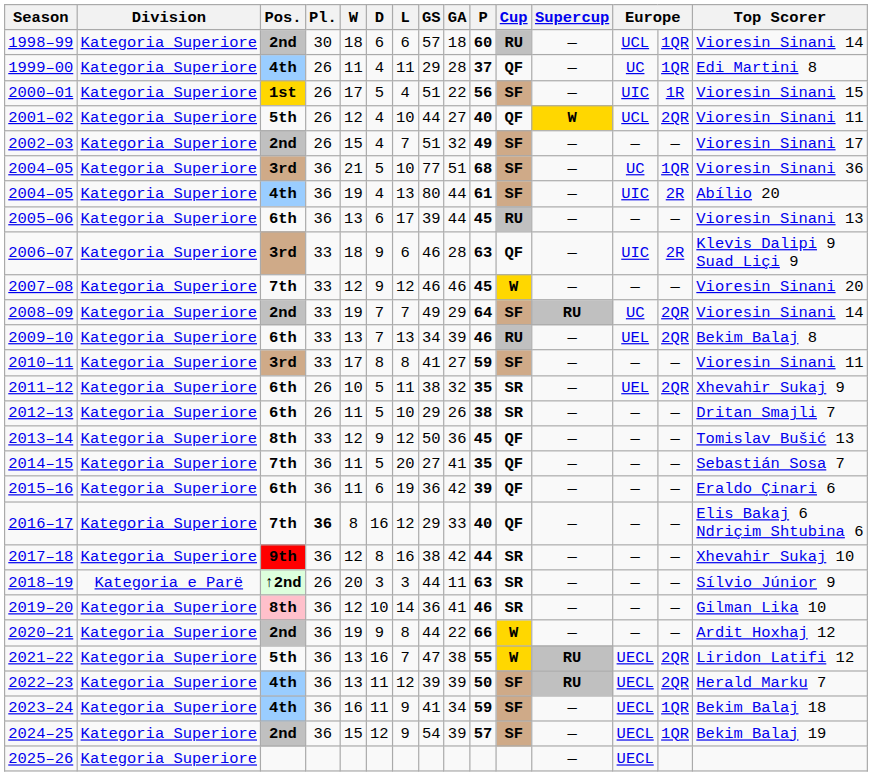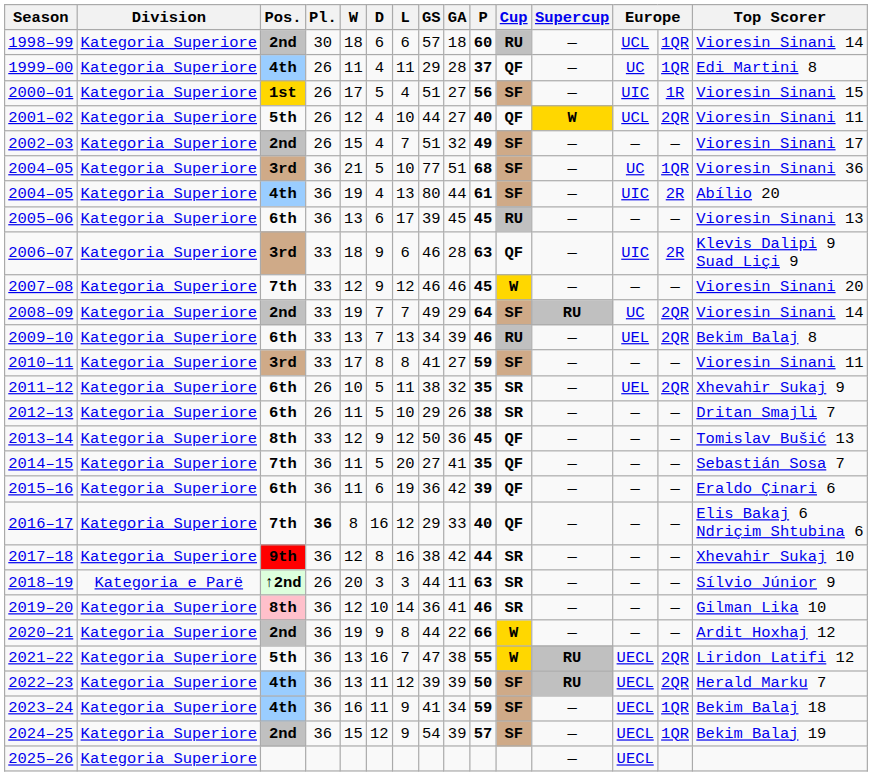(457, 93) 22 -> (457, 93) 27
(457, 219) 44 -> (457, 219) 45
